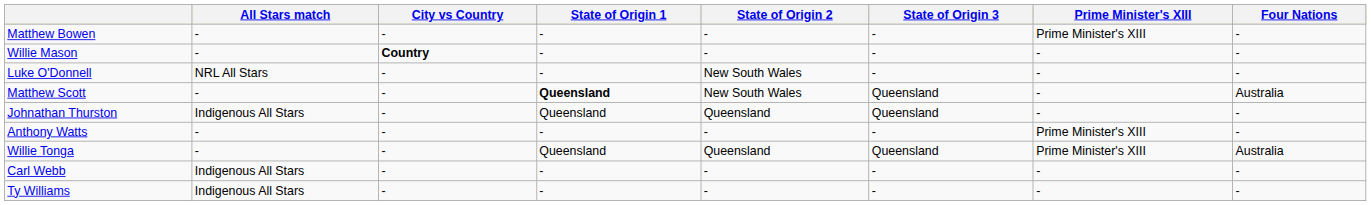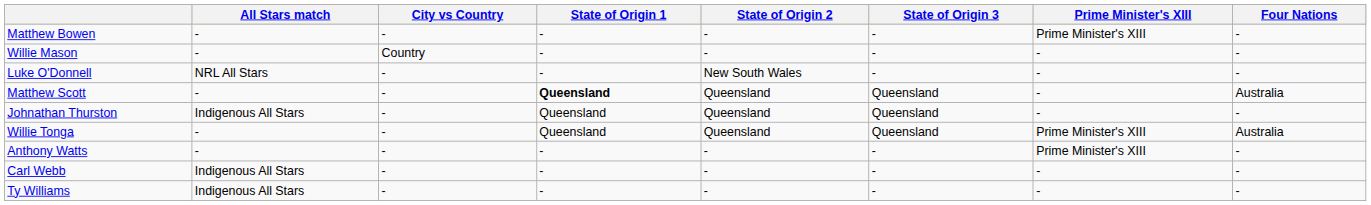(458, 54) bold -> (458, 54) normal
(785, 93) New South Wales -> (785, 93) Queensland
rows swapped: (41, 152) <-> (47, 132)
